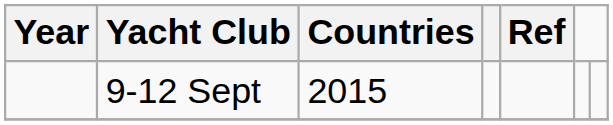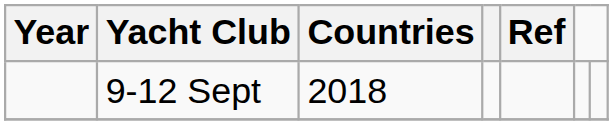(347, 89) 2015 -> (347, 89) 2018
